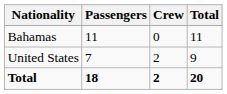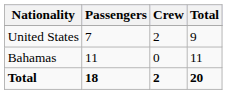rows swapped: (32, 36) <-> (43, 57)
